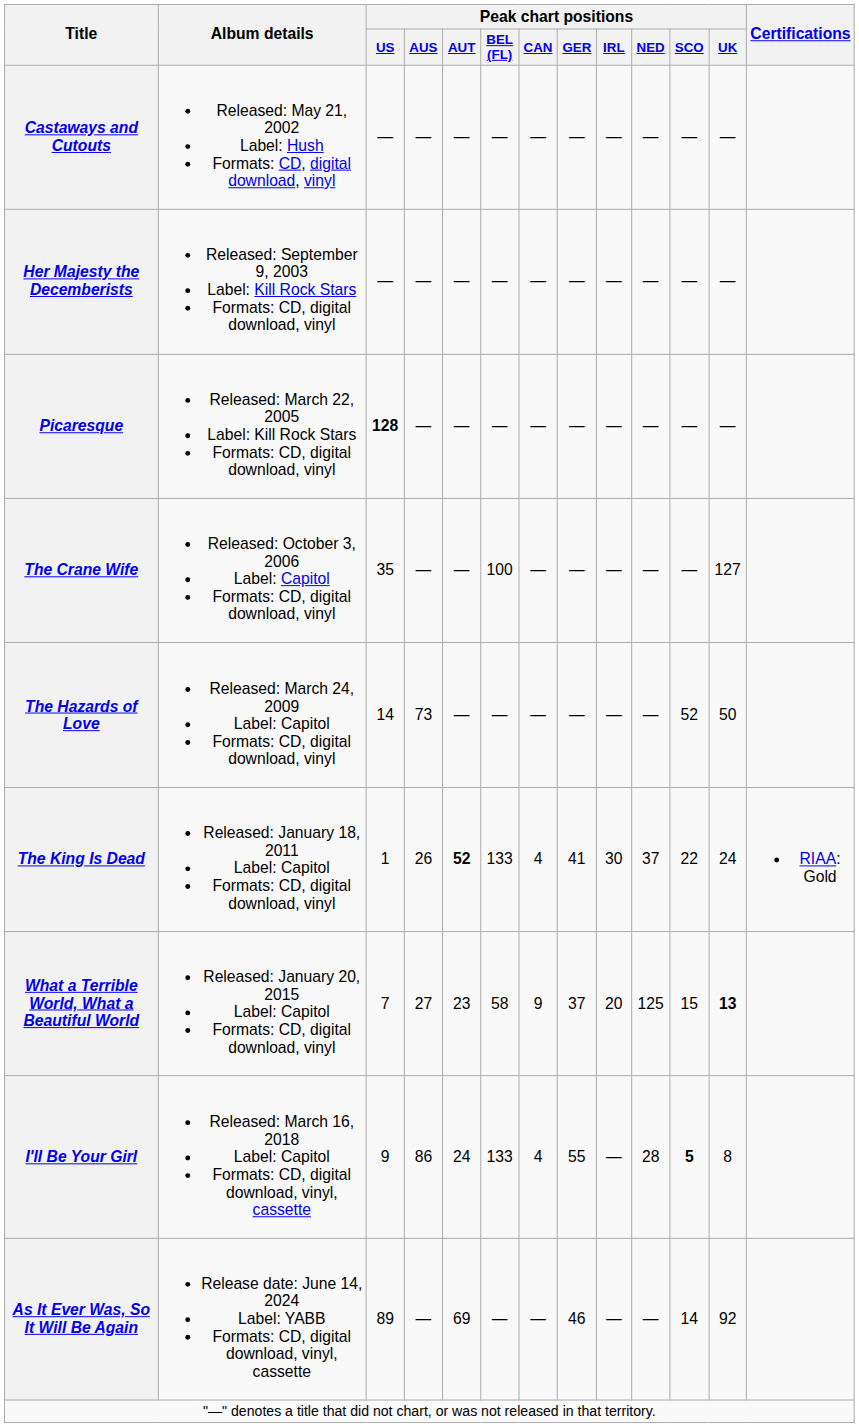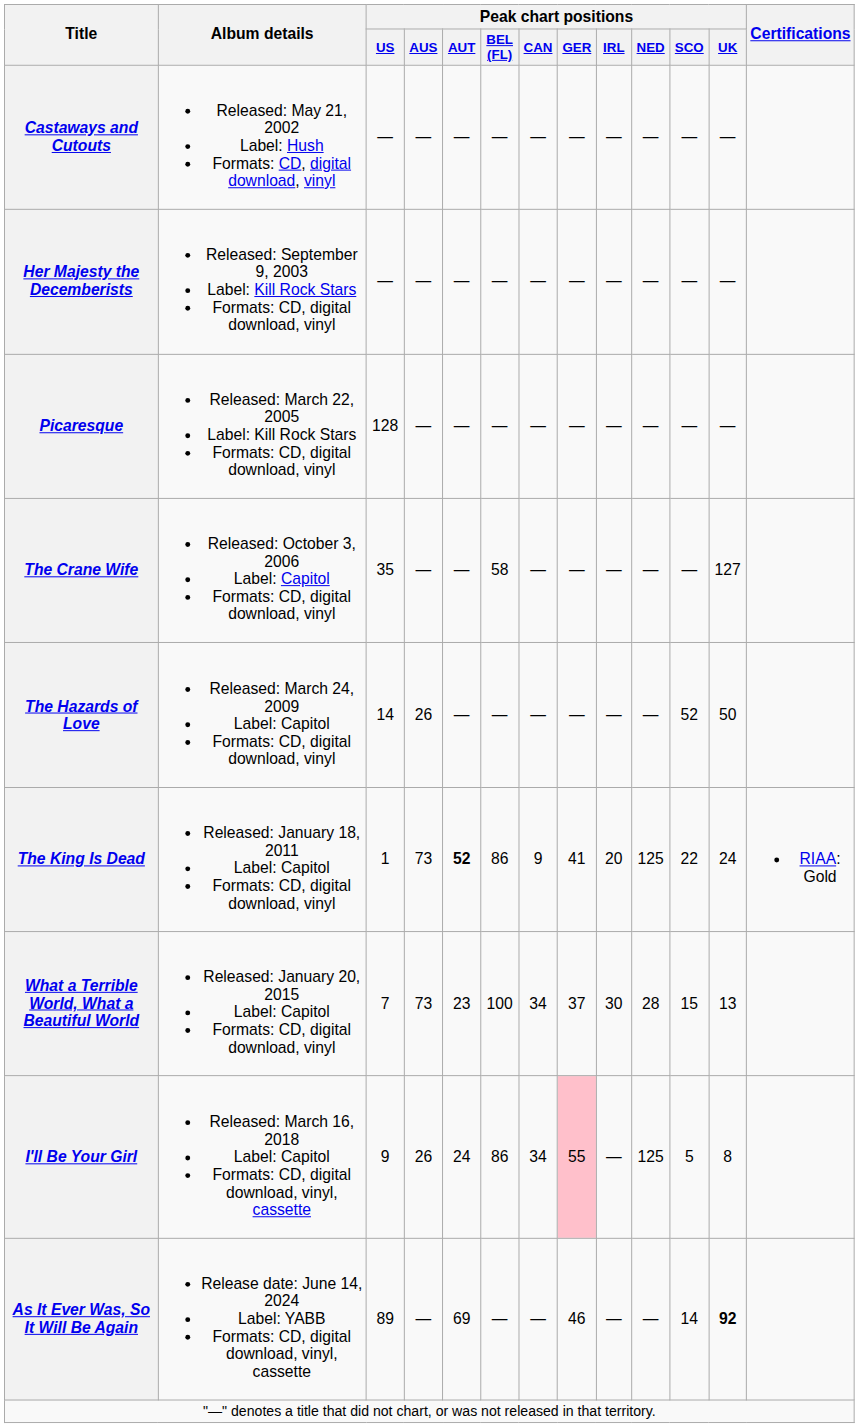(385, 426) bold -> (385, 426) normal
(500, 570) 100 -> (500, 570) 58
(423, 715) 73 -> (423, 715) 26
(423, 859) 26 -> (423, 859) 73
(500, 859) 133 -> (500, 859) 86
(538, 859) 4 -> (538, 859) 9
(614, 859) 30 -> (614, 859) 20
(651, 859) 37 -> (651, 859) 125
(423, 1003) 27 -> (423, 1003) 73
(500, 1003) 58 -> (500, 1003) 100
(538, 1003) 9 -> (538, 1003) 34
(614, 1003) 20 -> (614, 1003) 30
(651, 1003) 125 -> (651, 1003) 28
(728, 1003) bold -> (728, 1003) normal
(423, 1157) 86 -> (423, 1157) 26
(500, 1157) 133 -> (500, 1157) 86
(538, 1157) 4 -> (538, 1157) 34
(577, 1157) no background -> (577, 1157) pink background
(651, 1157) 28 -> (651, 1157) 125
(689, 1157) bold -> (689, 1157) normal
(728, 1319) normal -> (728, 1319) bold
